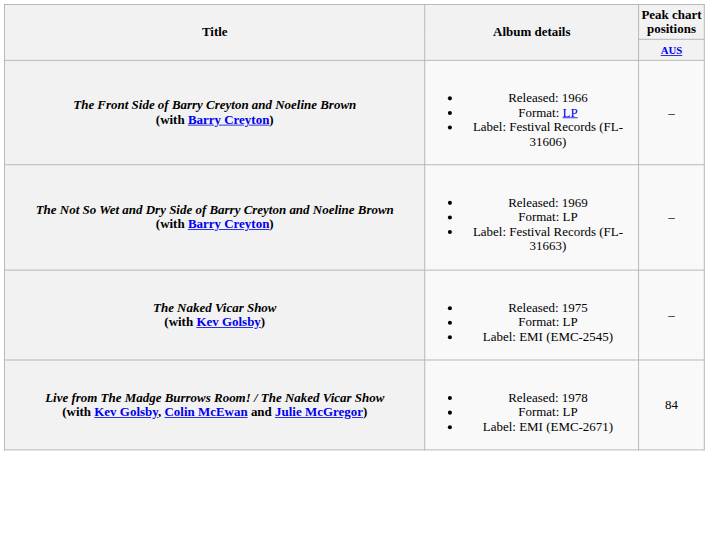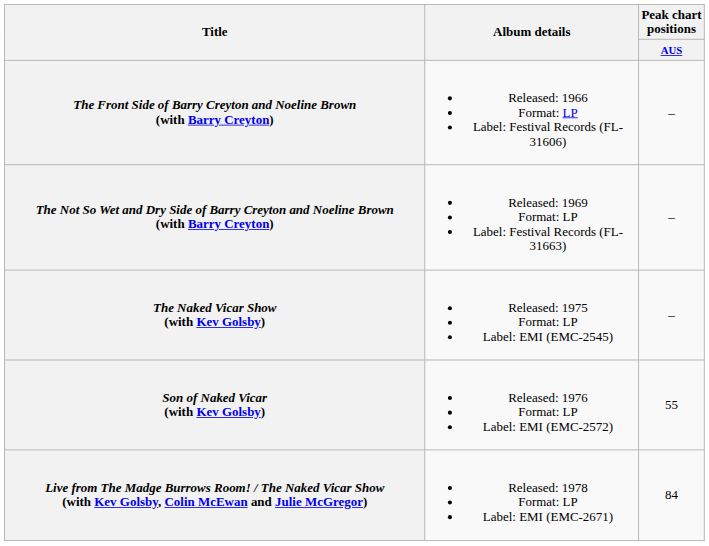+ row: (215, 405)
